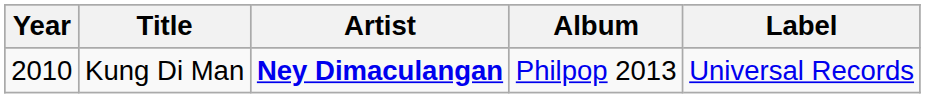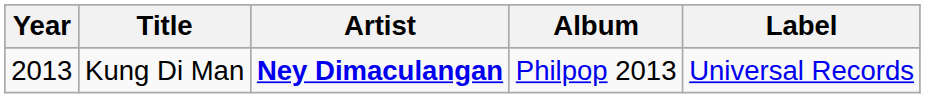(42, 69) 2010 -> (42, 69) 2013
